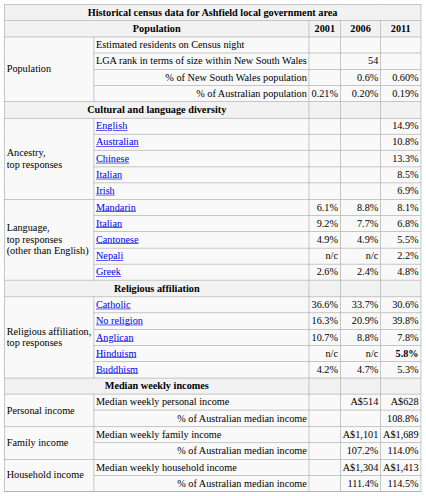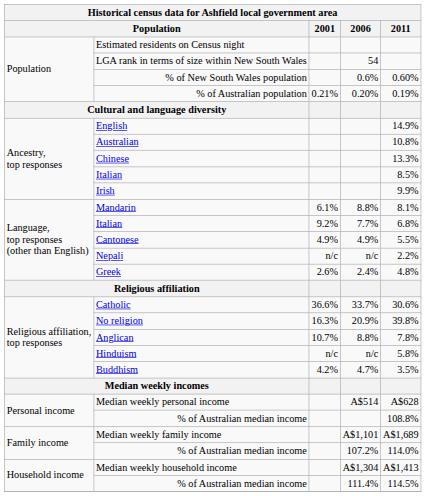(408, 191) 6.9% -> (408, 191) 9.9%
(406, 353) bold -> (407, 353) normal
(407, 369) 5.3% -> (407, 369) 3.5%
